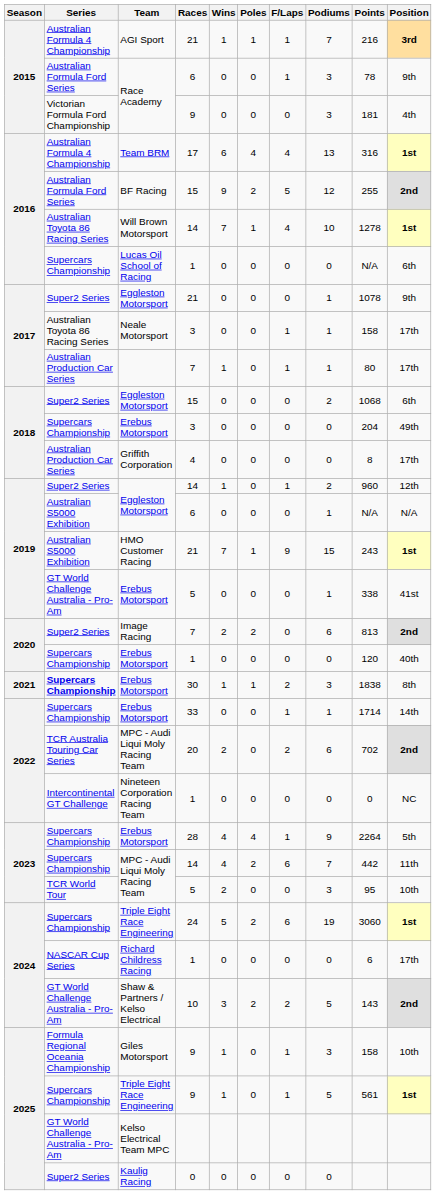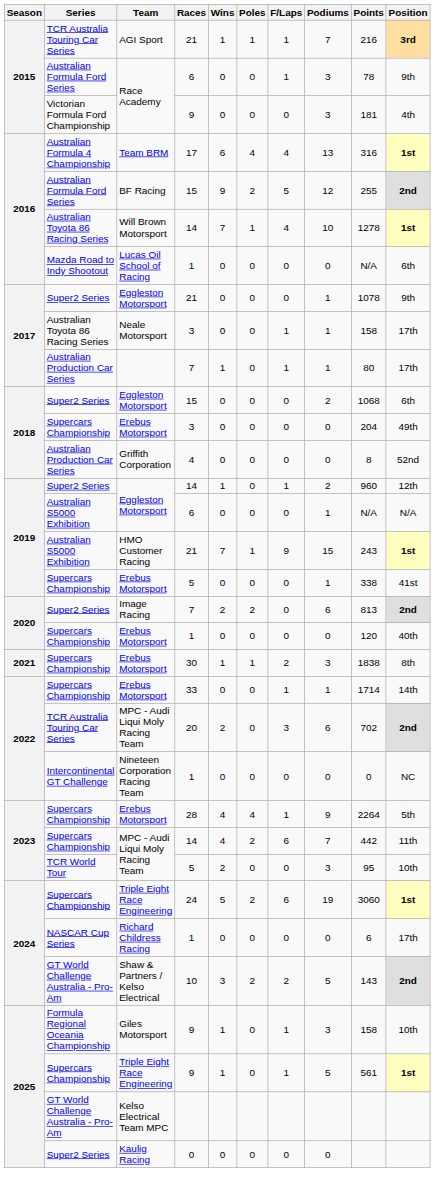(78, 39) Australian Formula 4 Championship -> (77, 39) TCR Australia Touring Car Series
(78, 266) Supercars Championship -> (80, 266) Mazda Road to Indy Shootout
(409, 460) 17th -> (408, 460) 52nd
(80, 594) GT World Challenge Australia - Pro-Am -> (78, 583) Supercars Championship
(81, 685) bold -> (78, 663) normal
(287, 750) 2 -> (286, 728) 3
